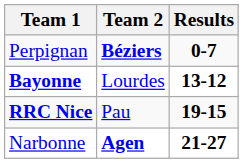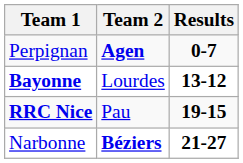(131, 50) Béziers -> (123, 50) Agen
(123, 142) Agen -> (131, 142) Béziers
